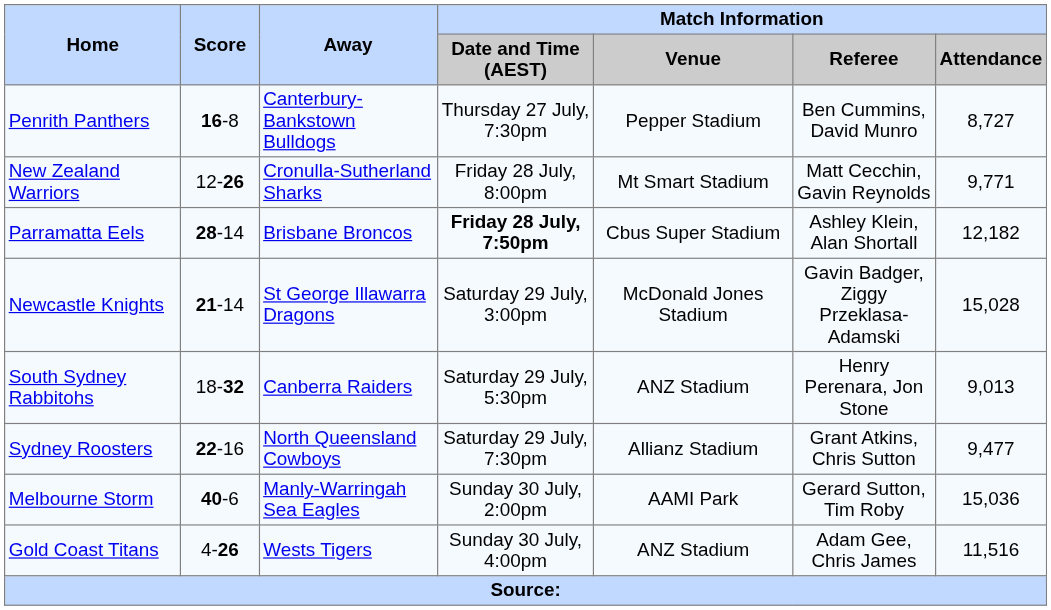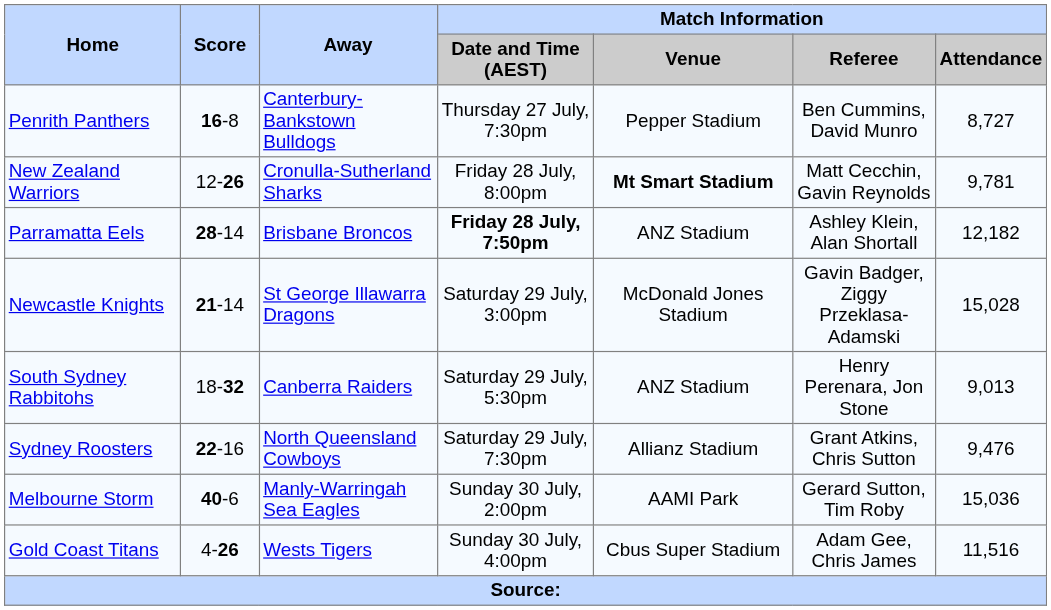(693, 182) normal -> (693, 182) bold
(991, 182) 9,771 -> (991, 182) 9,781
(693, 232) Cbus Super Stadium -> (693, 232) ANZ Stadium
(991, 448) 9,477 -> (991, 448) 9,476
(693, 550) ANZ Stadium -> (693, 550) Cbus Super Stadium
